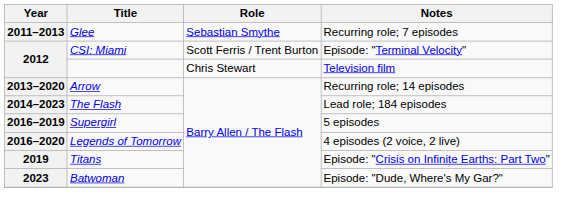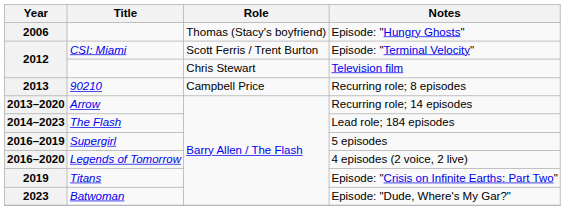+ row: (36, 31)
- row: (36, 31)
+ row: (36, 86)
